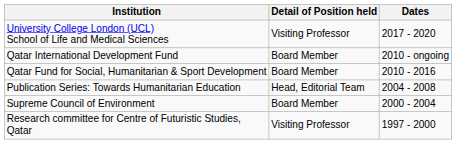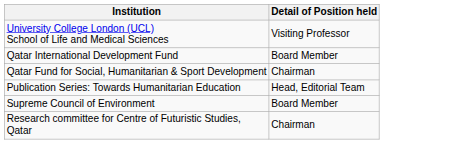- column: (415, 12)
(305, 71) Board Member -> (293, 71) Chairman
(310, 125) Visiting Professor -> (293, 125) Chairman
